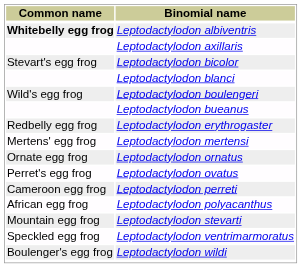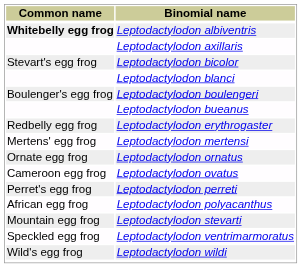(45, 94) Wild's egg frog -> (60, 94) Boulenger's egg frog
(49, 173) Perret's egg frog -> (57, 173) Cameroon egg frog
(57, 189) Cameroon egg frog -> (49, 189) Perret's egg frog
(60, 252) Boulenger's egg frog -> (45, 252) Wild's egg frog
